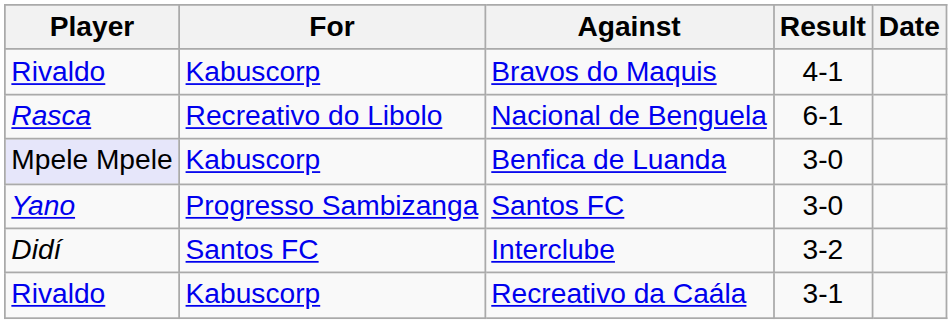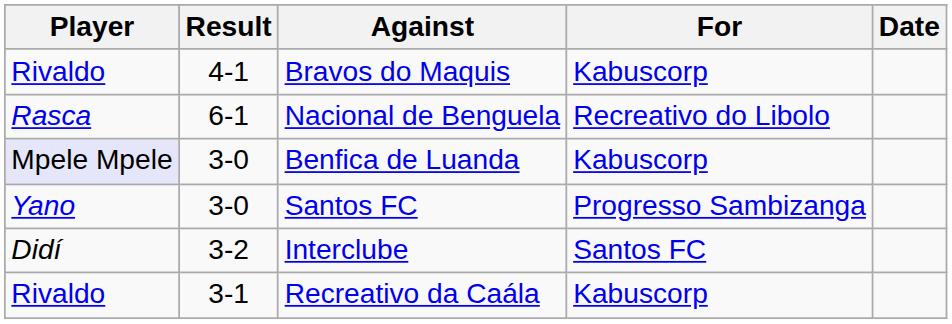columns swapped: (332, 26) <-> (823, 26)
